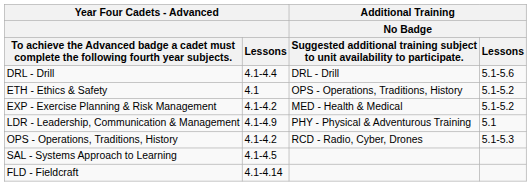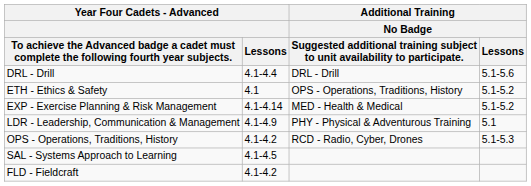(261, 106) 4.1-4.2 -> (264, 106) 4.1-4.14
(264, 172) 4.1-4.14 -> (261, 172) 4.1-4.2
